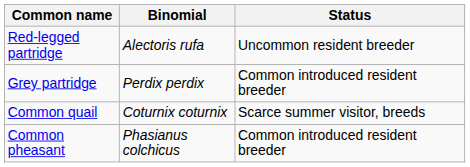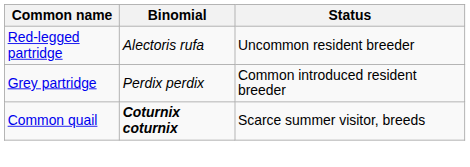(175, 113) normal -> (151, 120) bold
- row: (36, 142)
